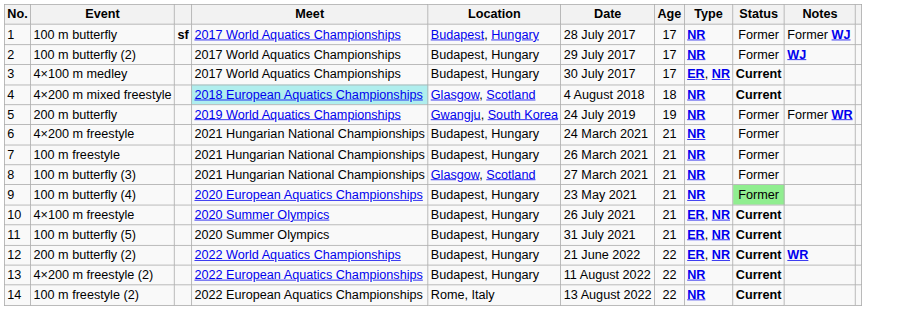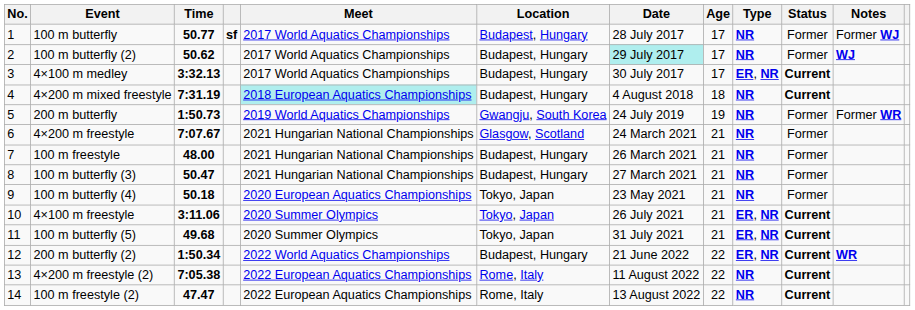+ column: (199, 14)
(600, 54) no background -> (648, 54) paleturquoise background
(483, 94) Glasgow, Scotland -> (534, 94) Budapest, Hungary
(485, 134) Budapest, Hungary -> (532, 134) Glasgow, Scotland
(483, 174) Glasgow, Scotland -> (534, 174) Budapest, Hungary
(485, 194) Budapest, Hungary -> (517, 194) Tokyo, Japan
(759, 194) lightgreen background -> (807, 194) no background
(485, 214) Budapest, Hungary -> (517, 214) Tokyo, Japan
(485, 235) Budapest, Hungary -> (517, 235) Tokyo, Japan
(485, 275) Budapest, Hungary -> (511, 275) Rome, Italy
